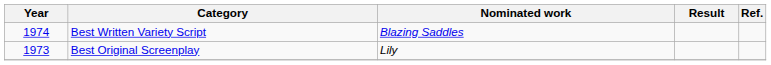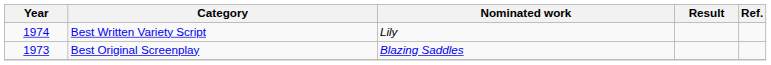(422, 32) Blazing Saddles -> (389, 32) Lily
(389, 50) Lily -> (422, 50) Blazing Saddles
